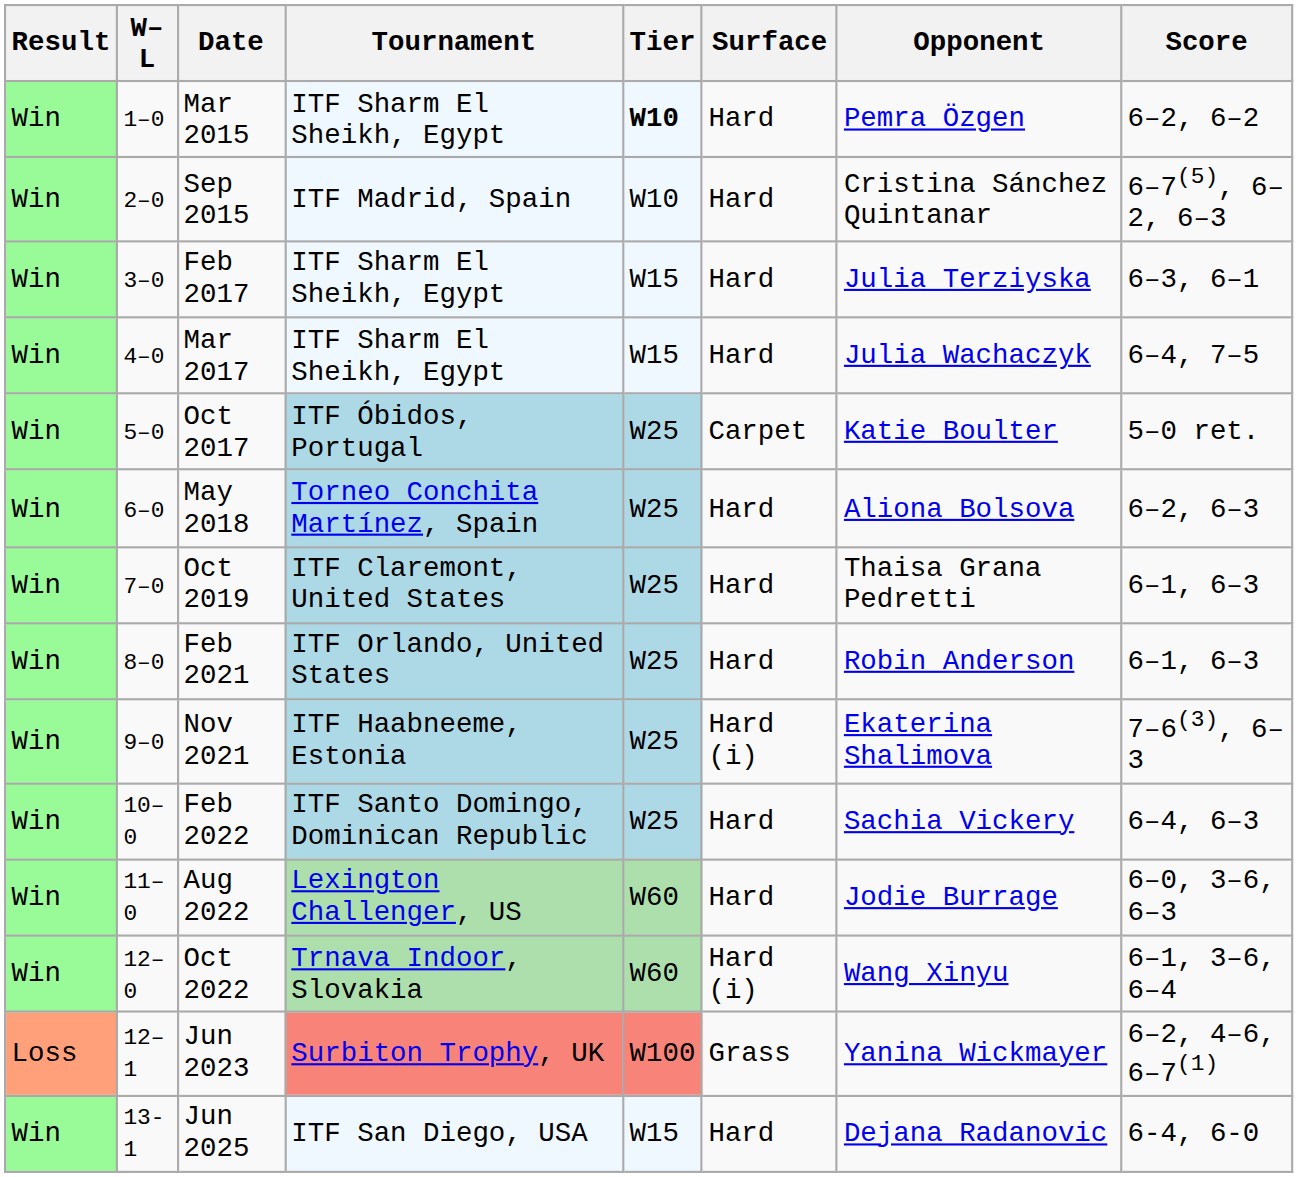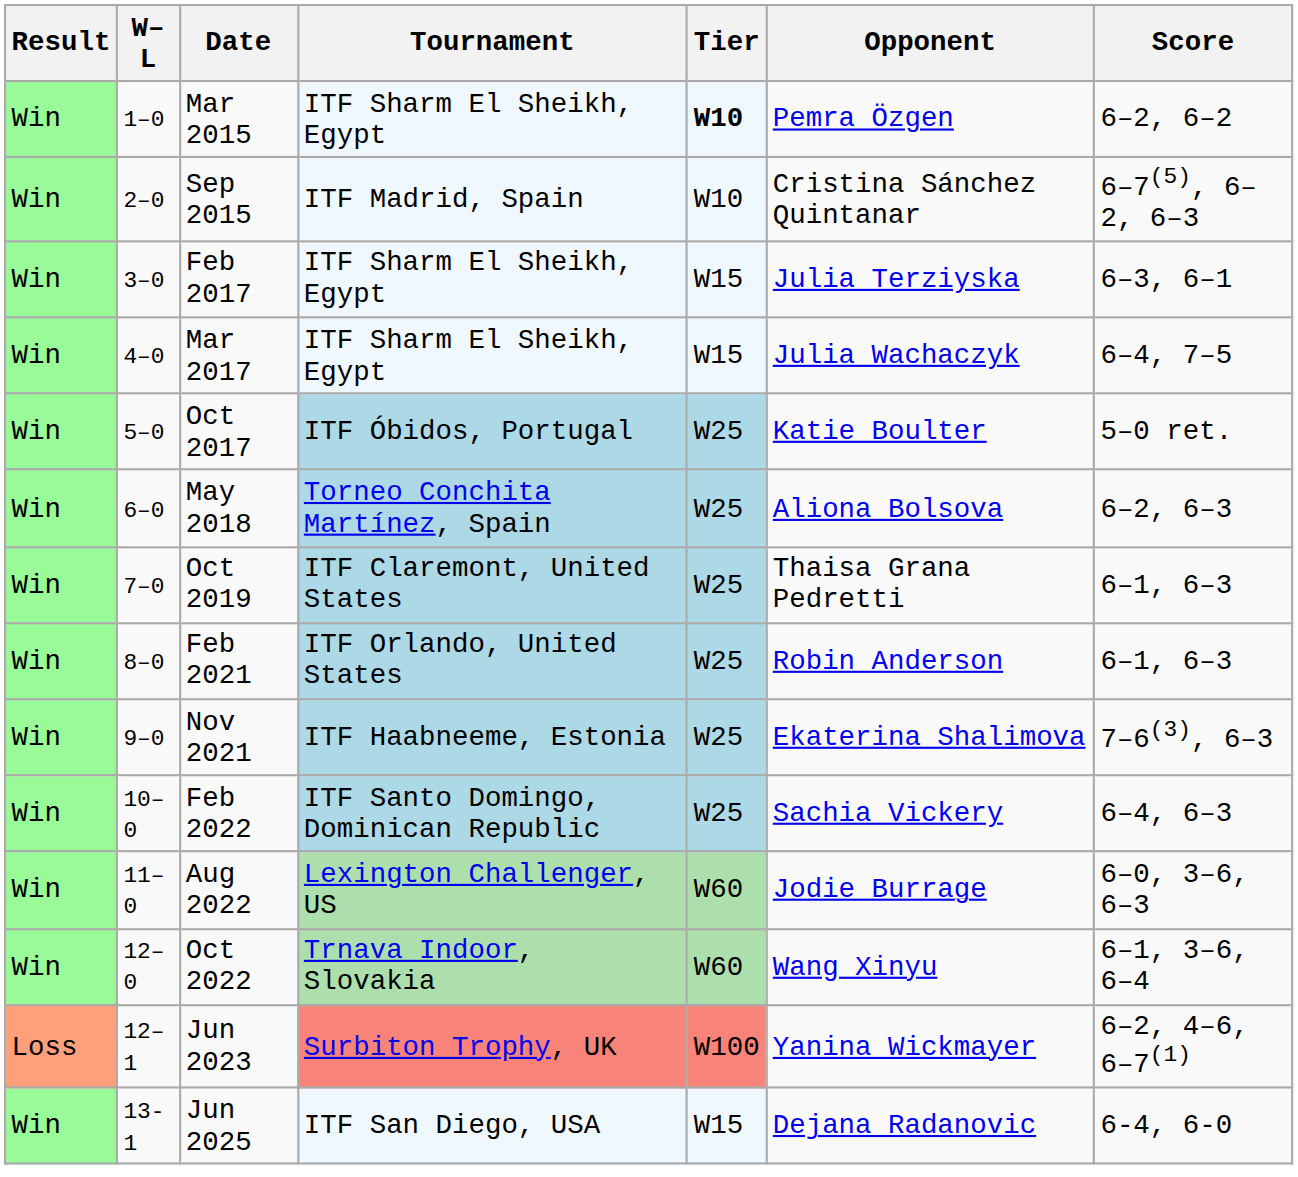- column: (770, 43)
